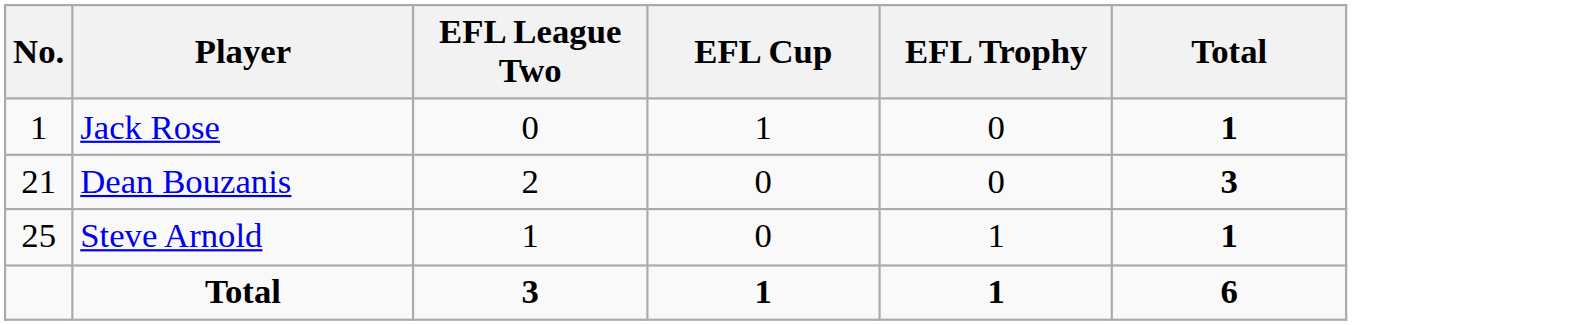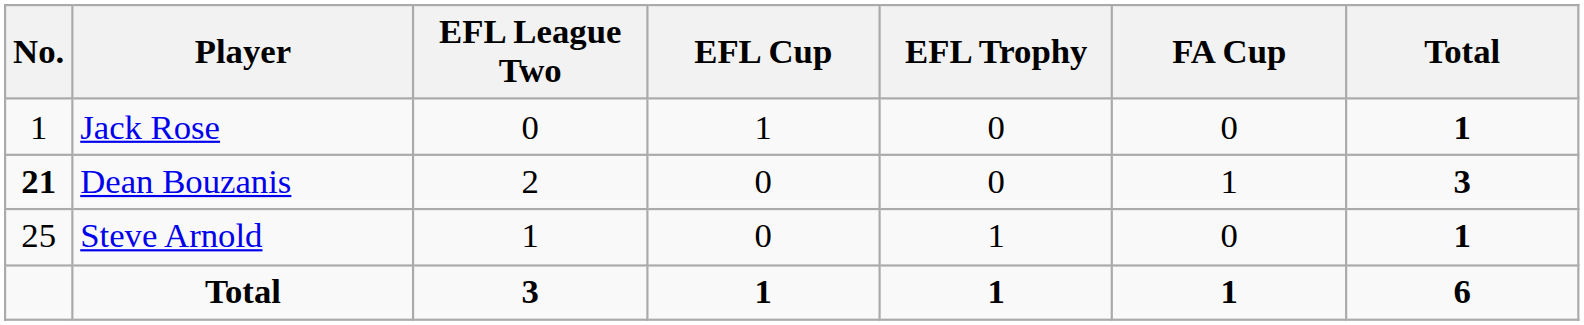+ column: (1229, 51)
(39, 181) normal -> (39, 181) bold
